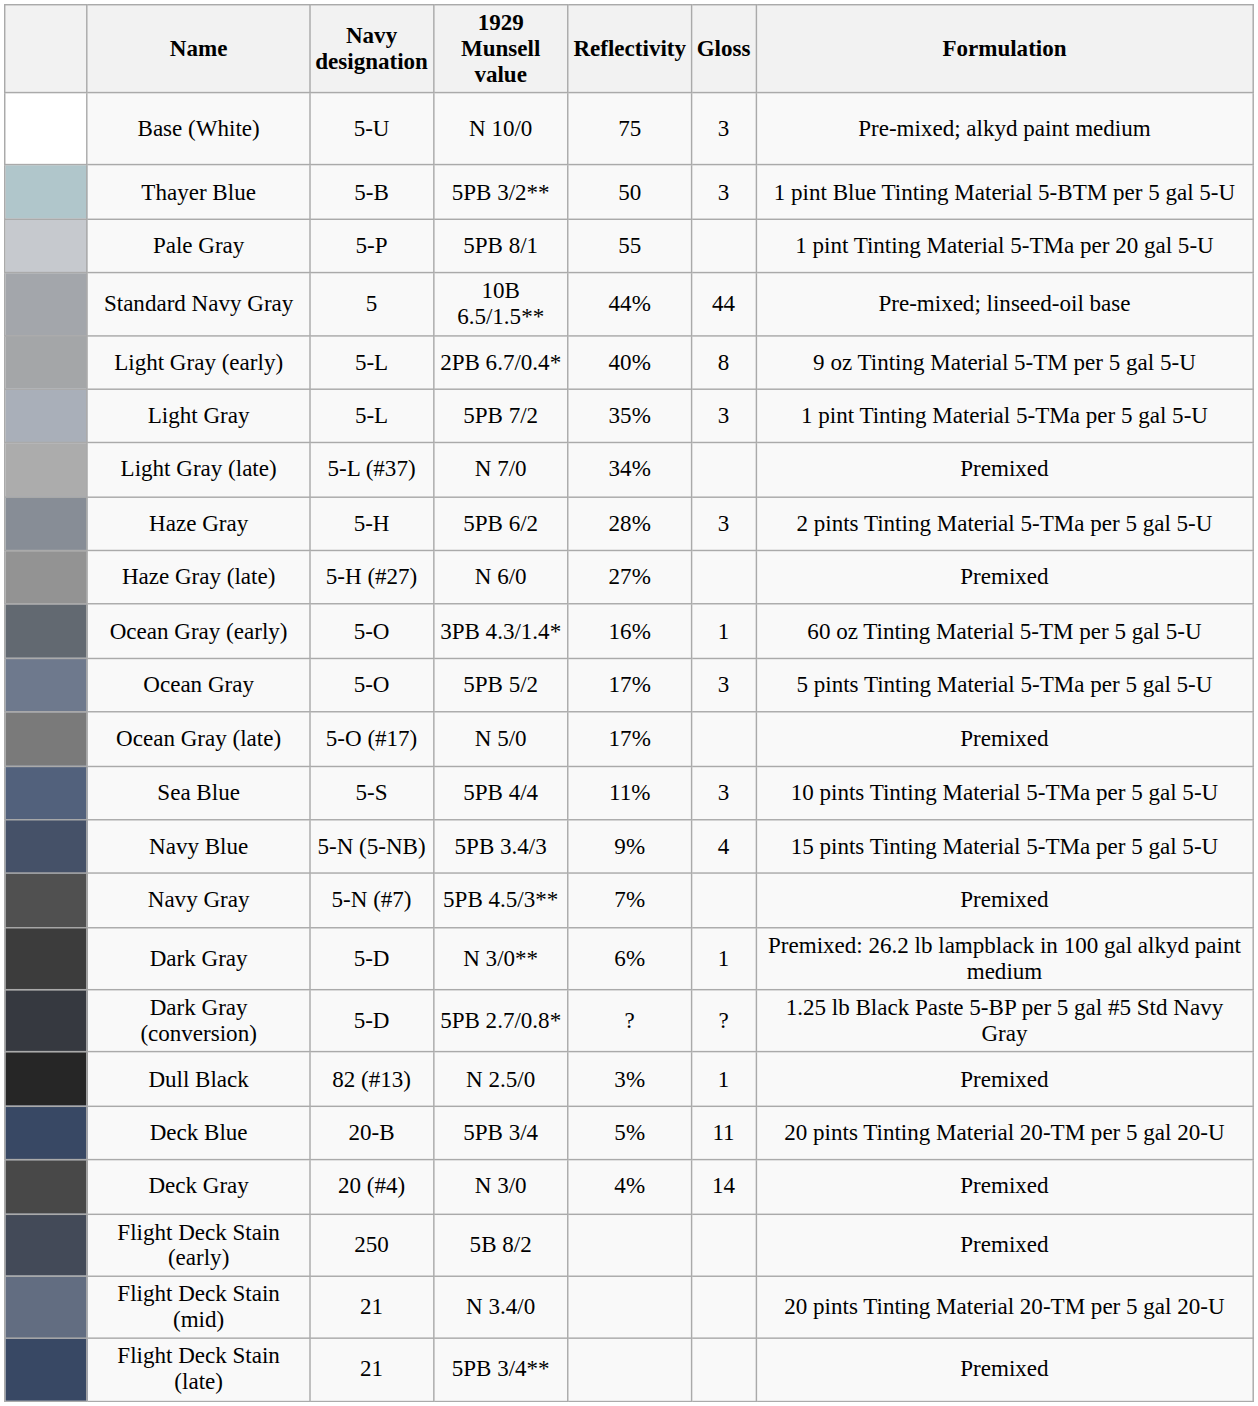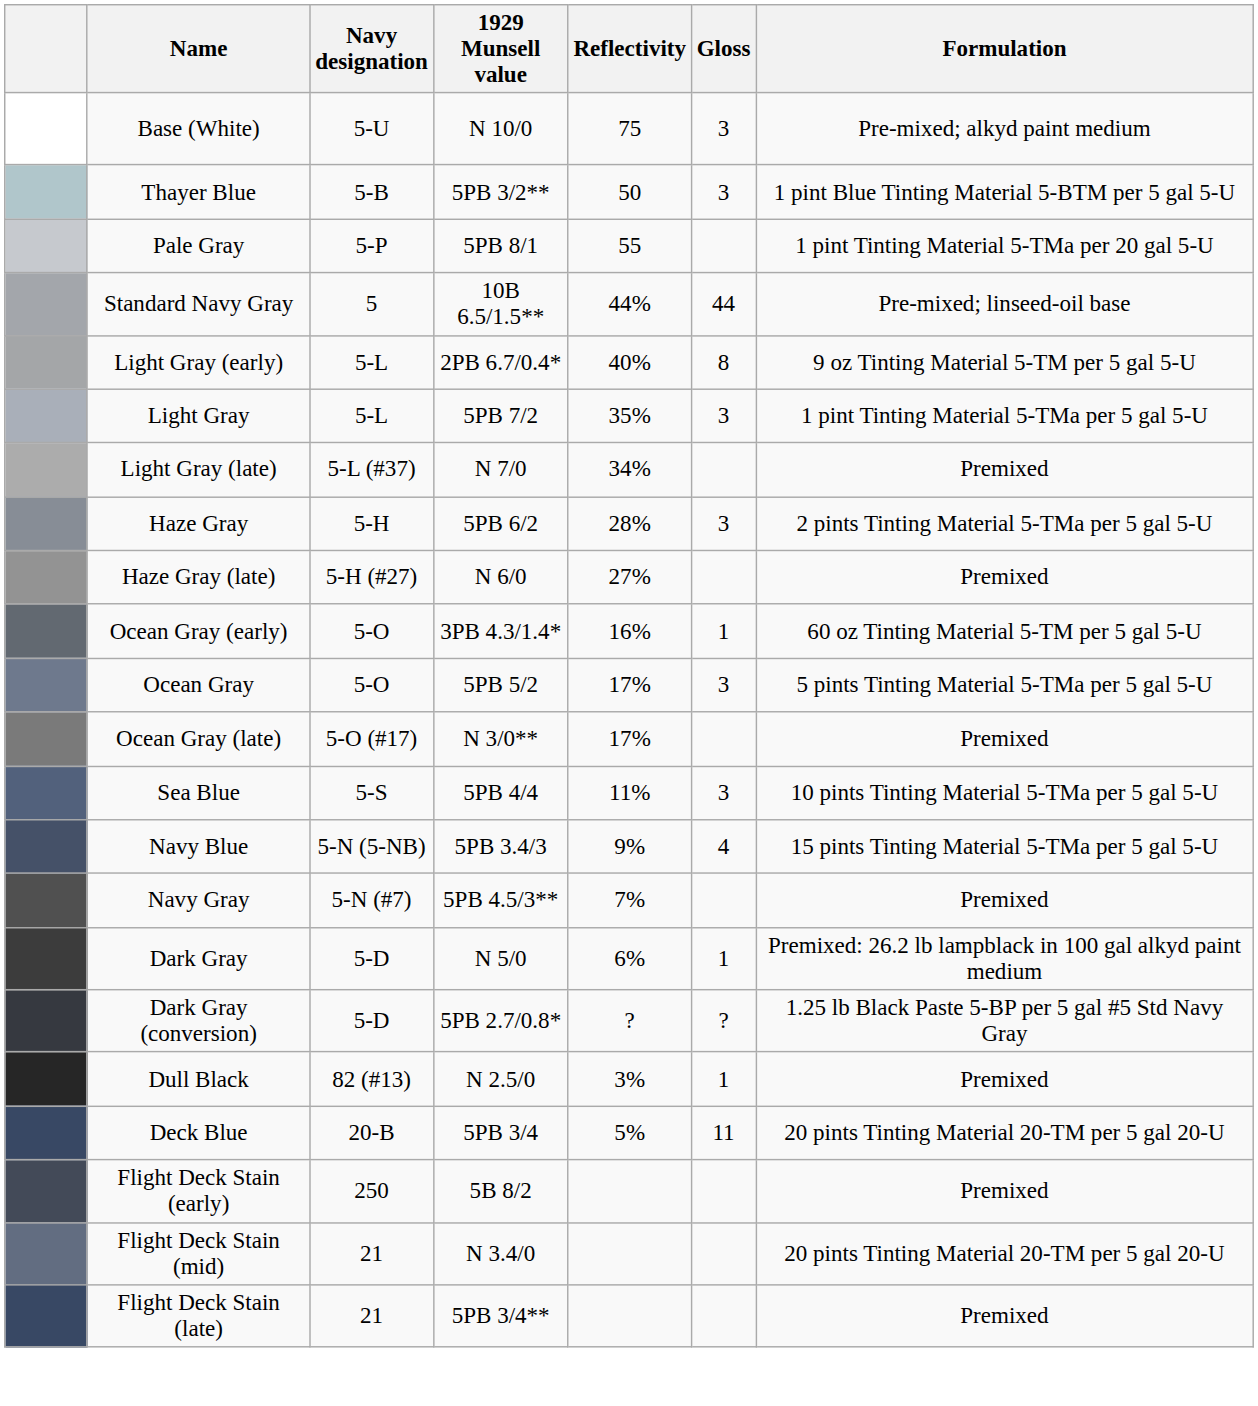(501, 738) N 5/0 -> (501, 738) N 3/0**
(501, 958) N 3/0** -> (501, 958) N 5/0
- row: (199, 1186)
